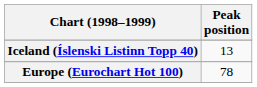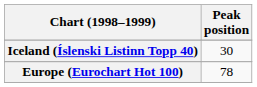(227, 51) 13 -> (227, 51) 30
